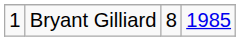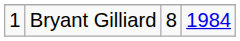(209, 20) 1985 -> (209, 20) 1984
